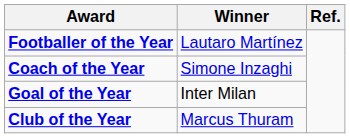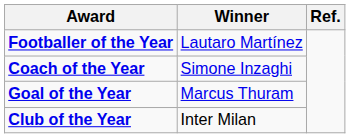(218, 94) Inter Milan -> (237, 94) Marcus Thuram
(237, 119) Marcus Thuram -> (218, 119) Inter Milan
